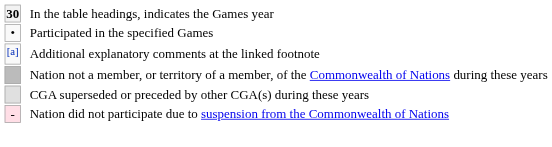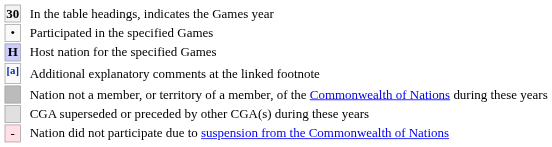+ row: (123, 52)
(13, 51) normal -> (13, 73) bold
